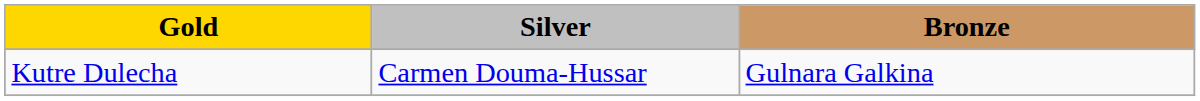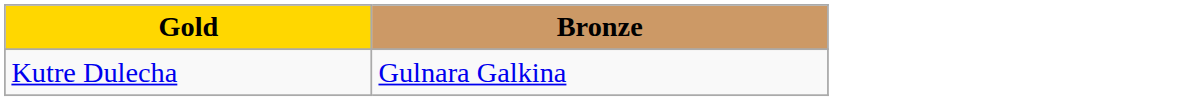- column: (555, 26)
